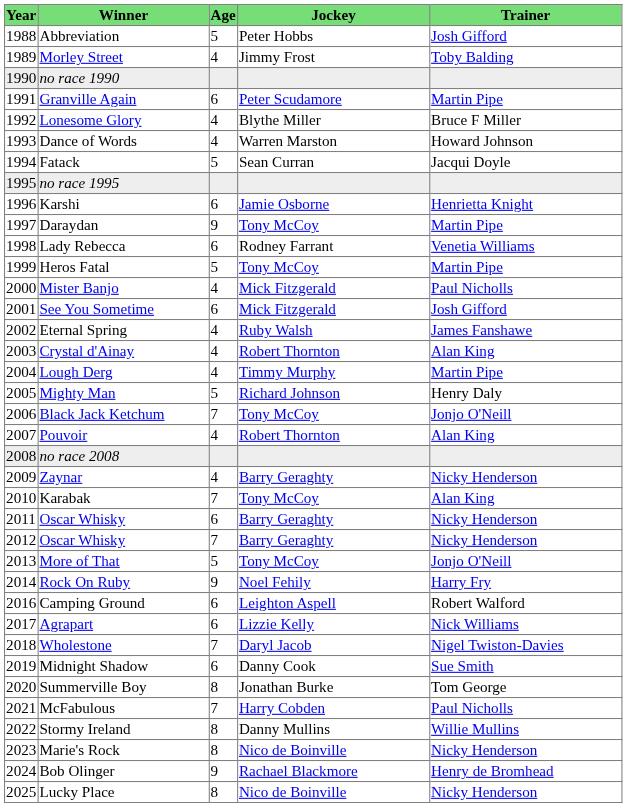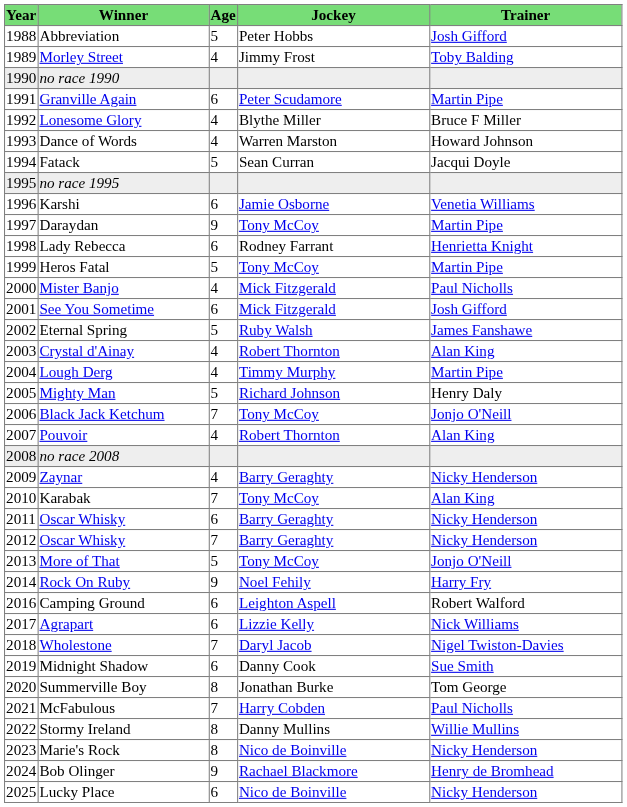(482, 203) Henrietta Knight -> (483, 203) Venetia Williams
(483, 245) Venetia Williams -> (482, 245) Henrietta Knight
(214, 329) 4 -> (214, 329) 5
(214, 791) 8 -> (214, 791) 6
